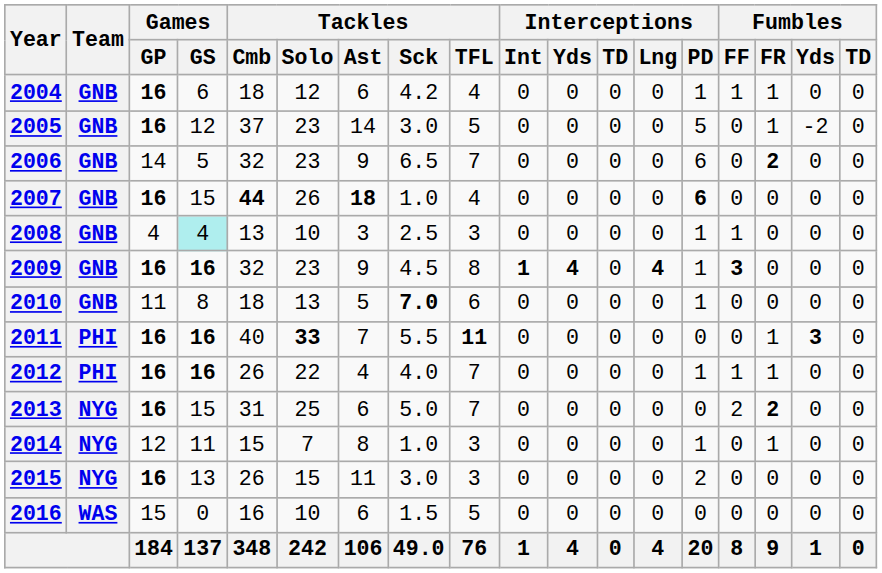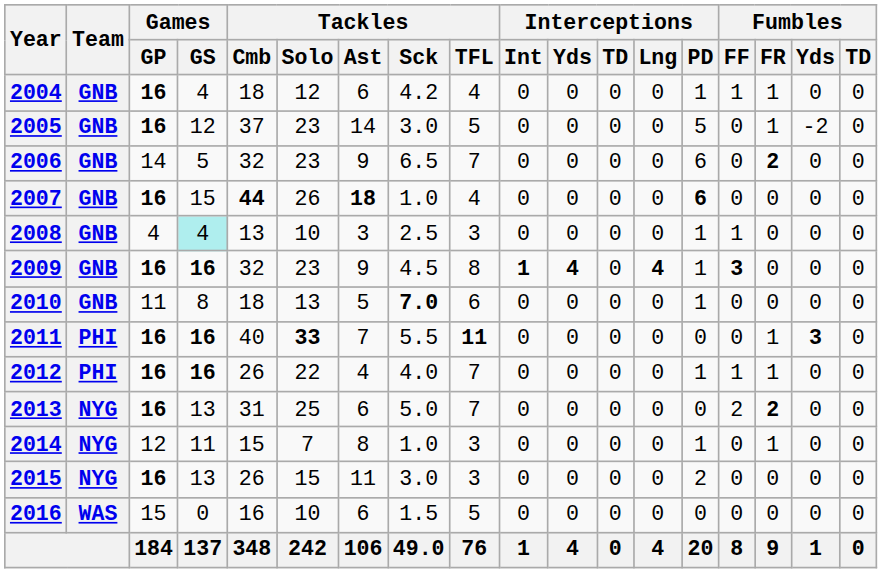(203, 93) 6 -> (203, 93) 4
(203, 409) 15 -> (203, 409) 13
